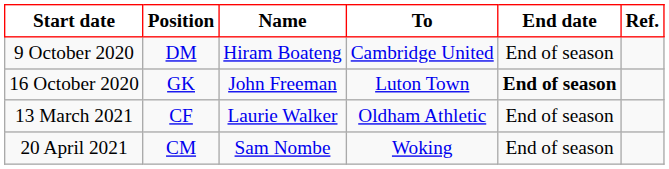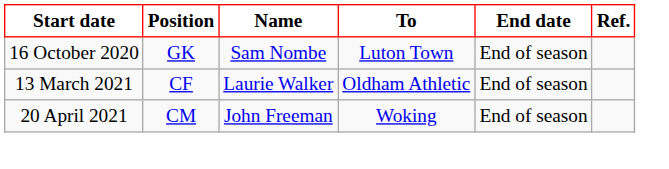- row: (74, 52)
(283, 84) John Freeman -> (278, 52) Sam Nombe
(560, 84) bold -> (533, 52) normal
(283, 148) Sam Nombe -> (278, 116) John Freeman
